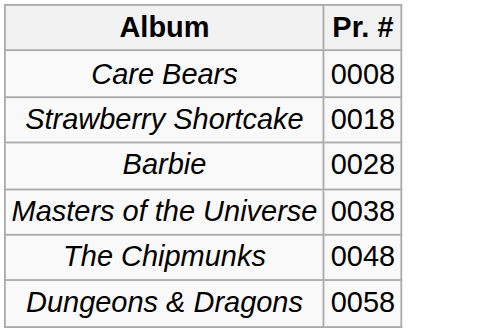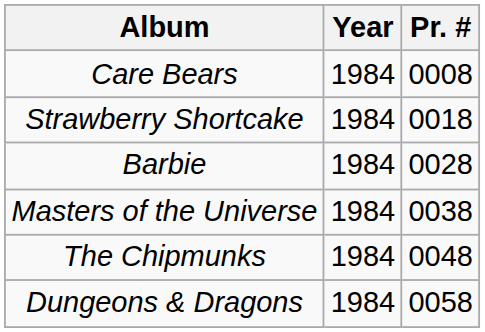+ column: (363, 27)
